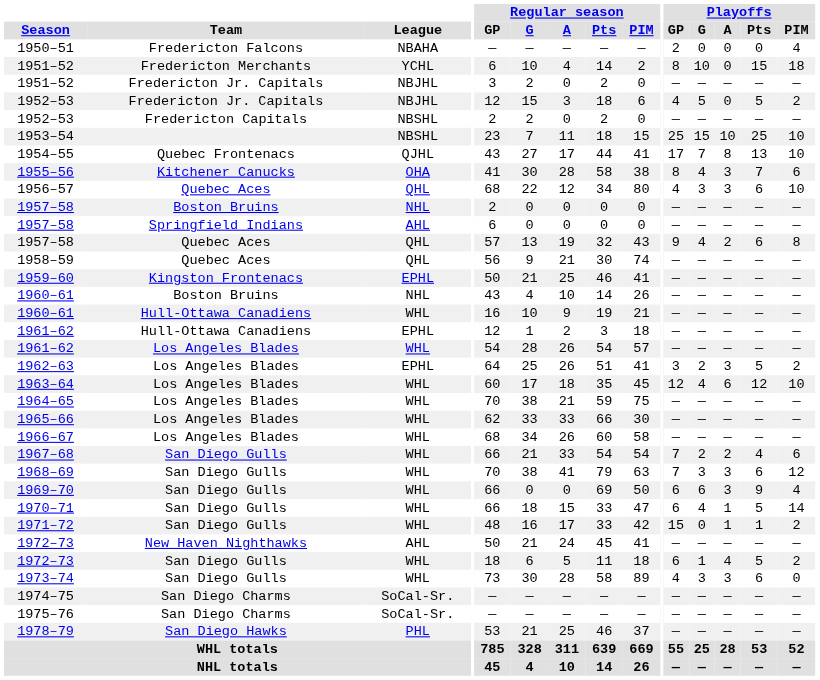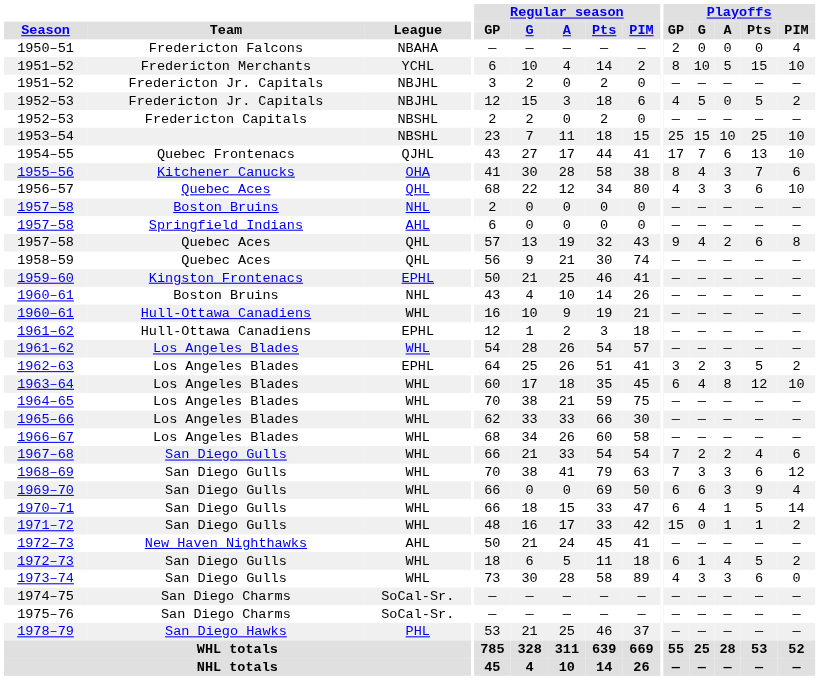(728, 66) 0 -> (728, 66) 5
(796, 66) 18 -> (796, 66) 10
(728, 154) 8 -> (728, 154) 6
(676, 384) 12 -> (676, 384) 6
(728, 384) 6 -> (728, 384) 8
